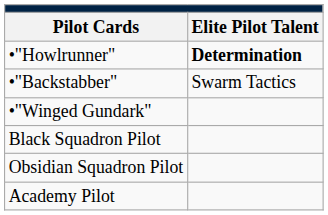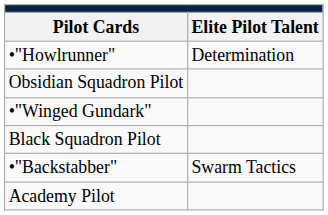(247, 54) bold -> (243, 54) normal
rows swapped: (63, 83) <-> (96, 167)
